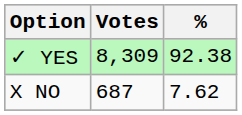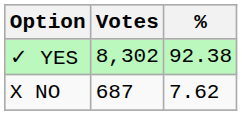(127, 57) 8,309 -> (127, 57) 8,302
